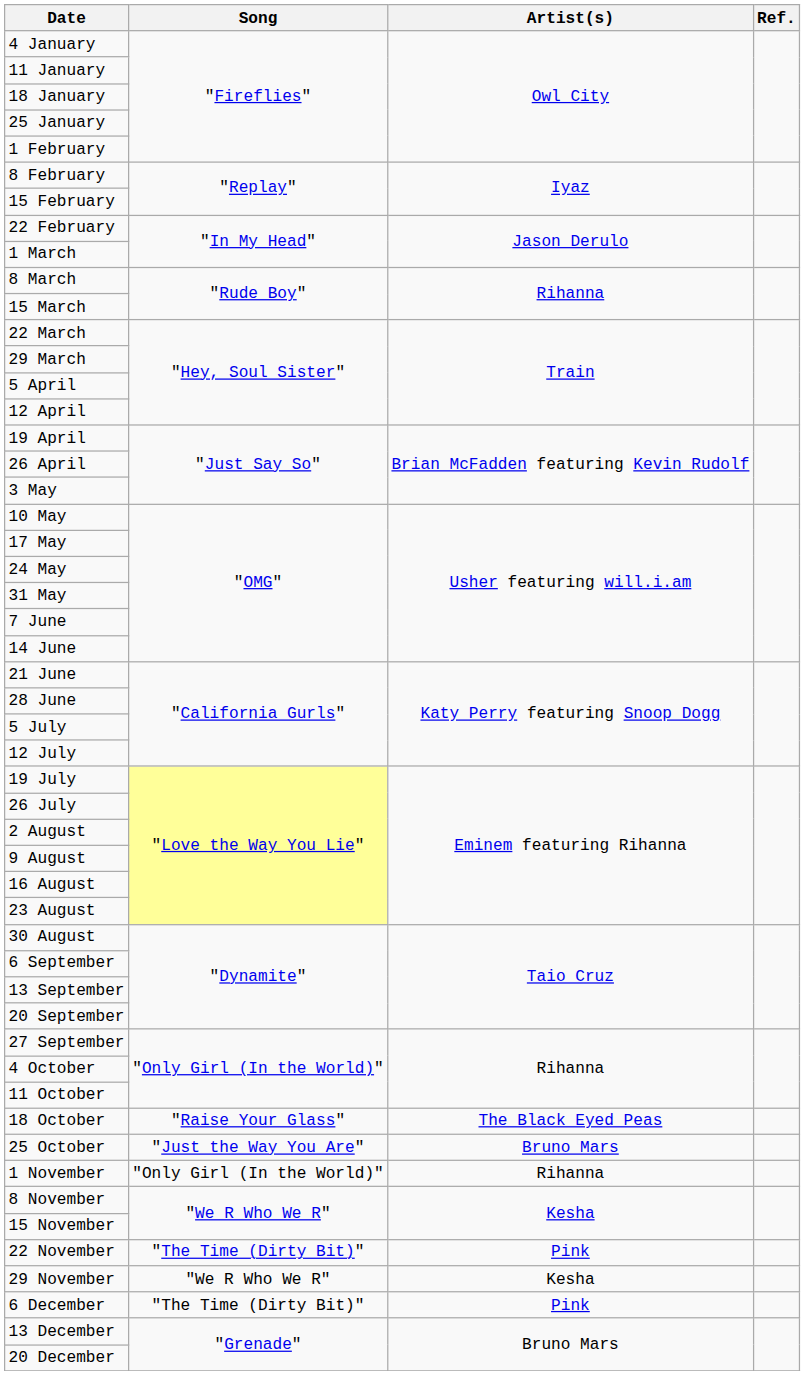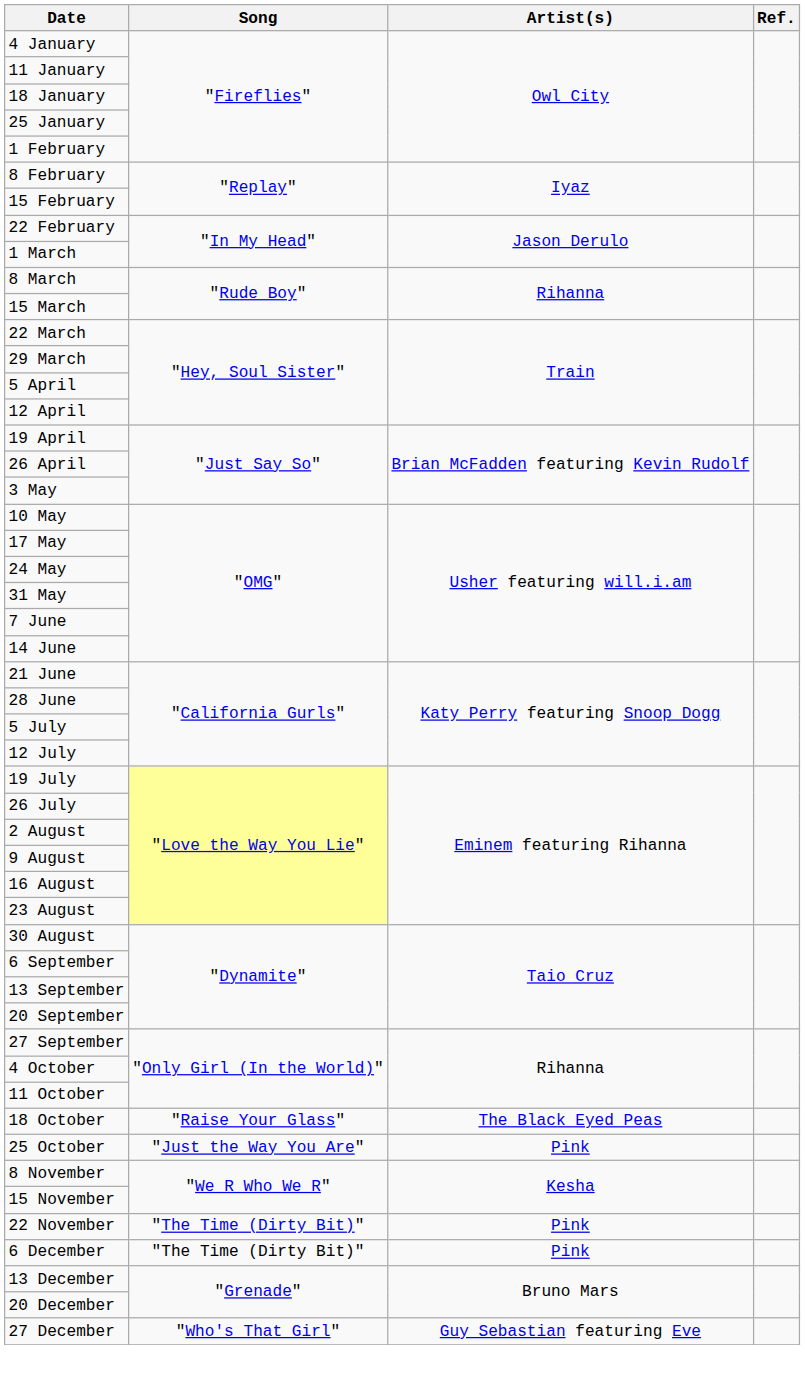(570, 1147) Bruno Mars -> (570, 1147) Pink
- row: (57, 1174)
- row: (62, 1279)
+ row: (62, 1331)
